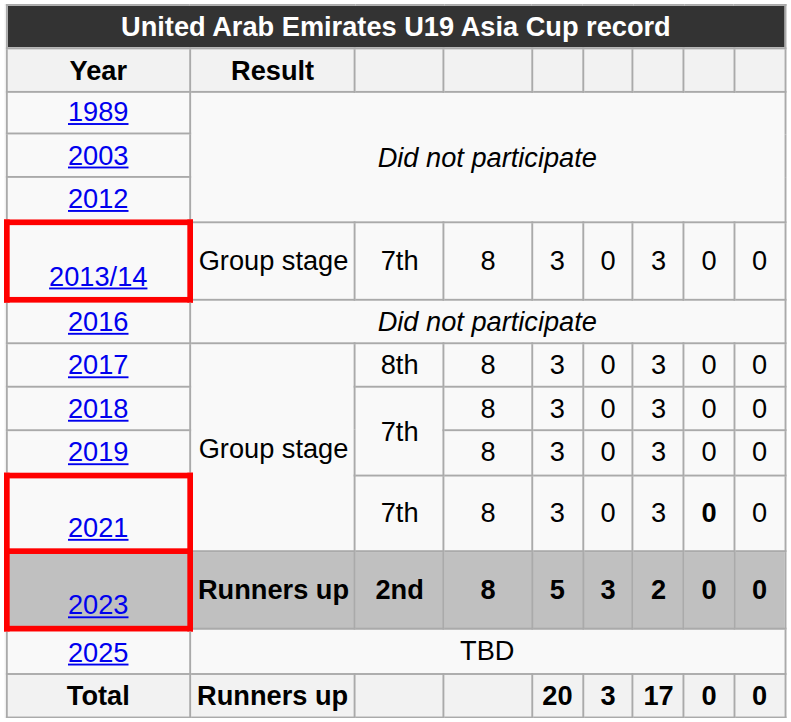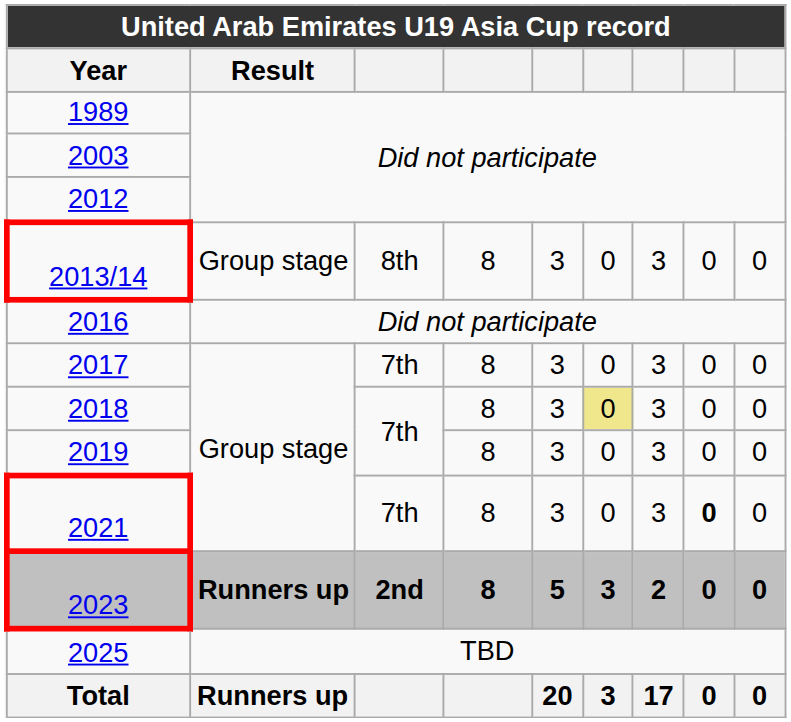(400, 261) 7th -> (400, 261) 8th
(400, 366) 8th -> (400, 366) 7th
(608, 409) no background -> (608, 409) khaki background
